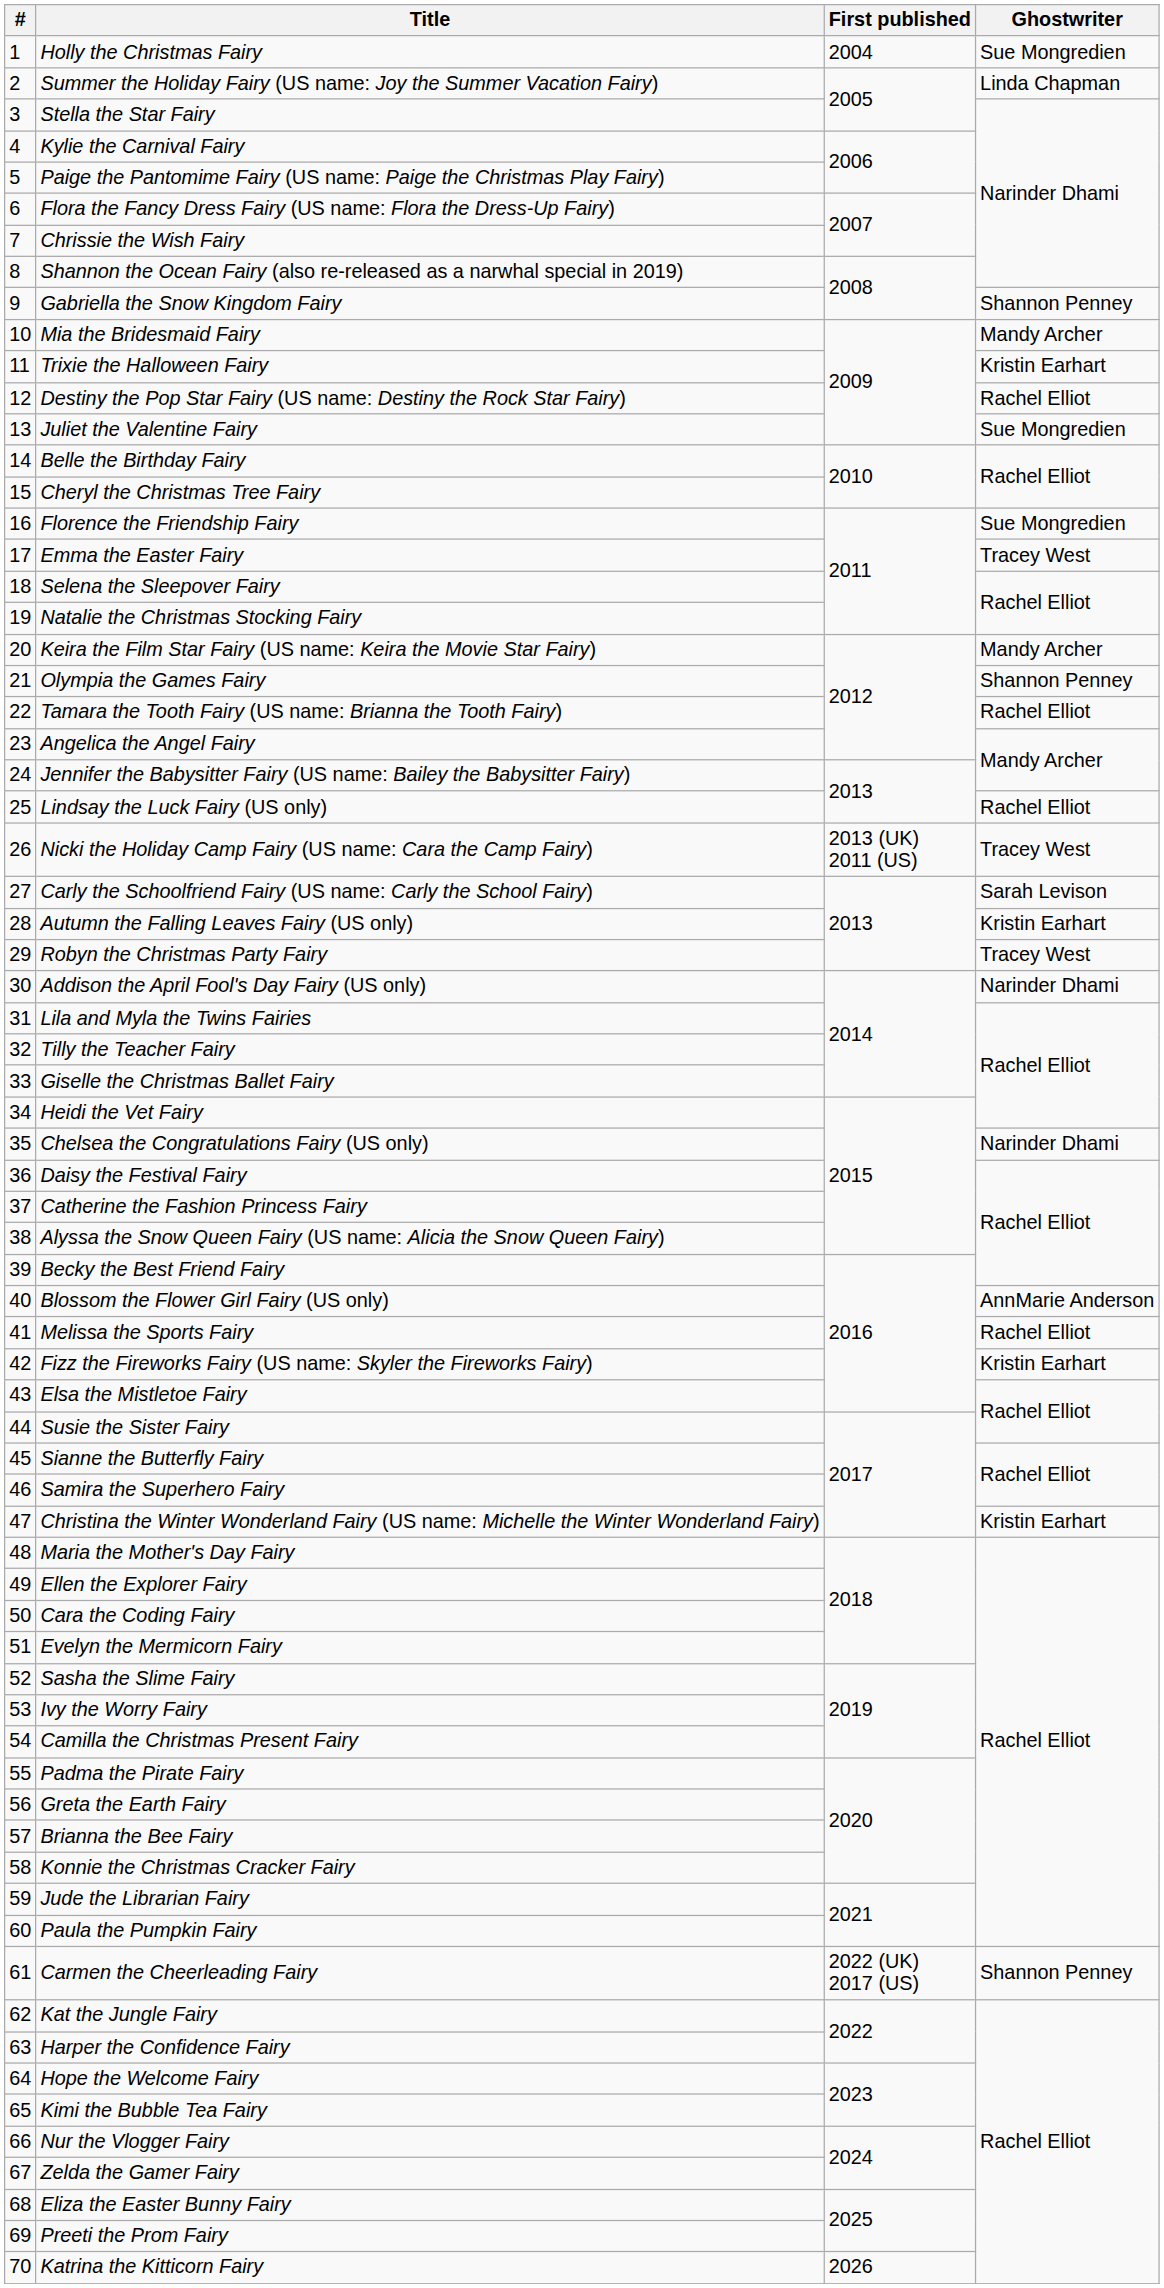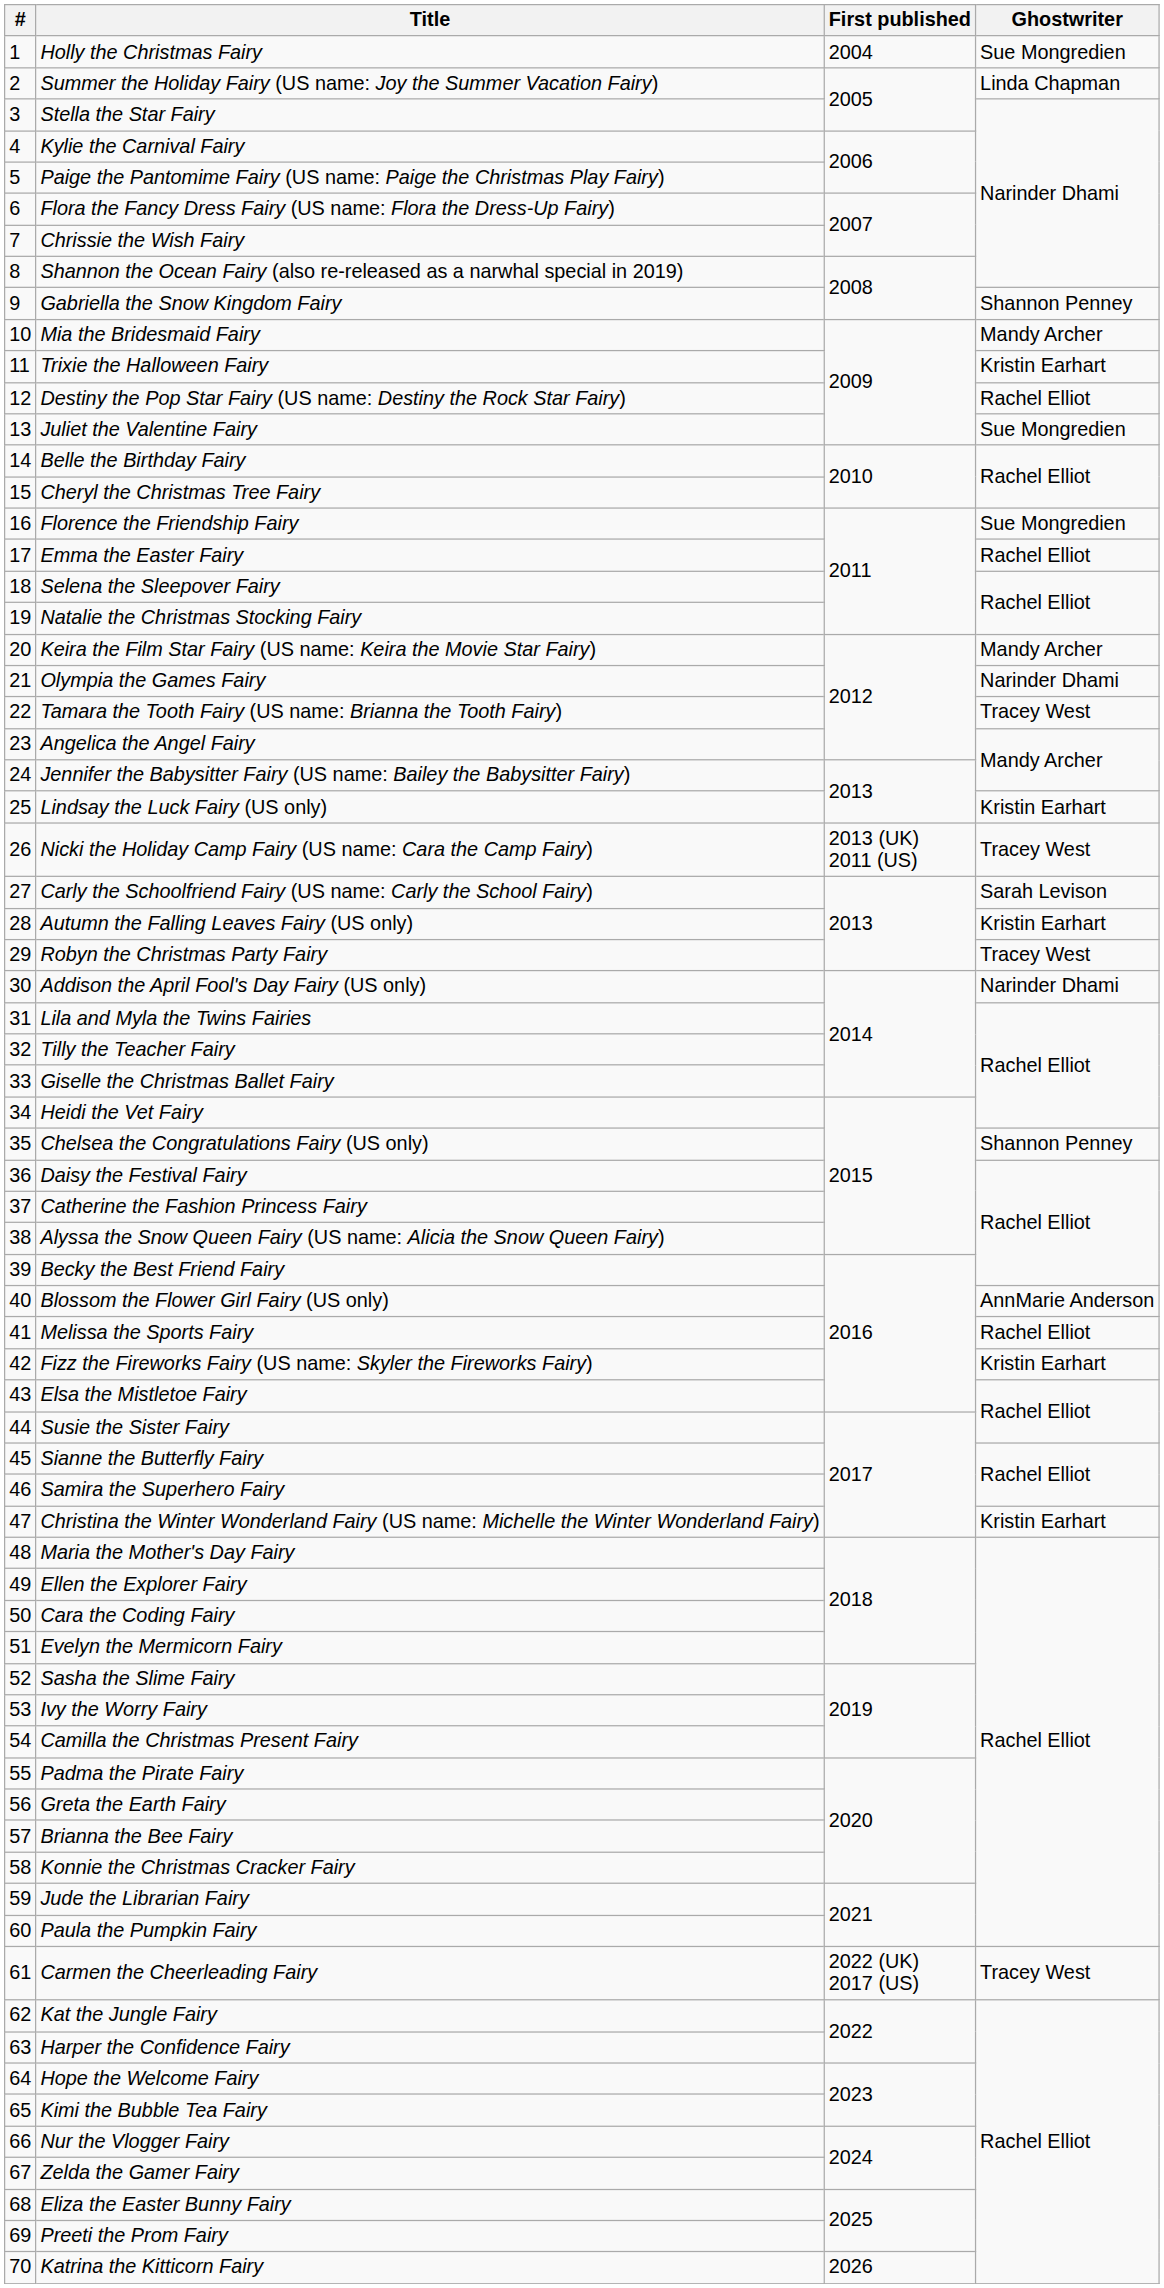(1035, 555) Tracey West -> (1035, 555) Rachel Elliot
(1056, 680) Shannon Penney -> (1050, 680) Narinder Dhami
(1035, 712) Rachel Elliot -> (1035, 712) Tracey West
(1035, 806) Rachel Elliot -> (1043, 806) Kristin Earhart
(1050, 1143) Narinder Dhami -> (1056, 1143) Shannon Penney
(1056, 1973) Shannon Penney -> (1035, 1973) Tracey West
